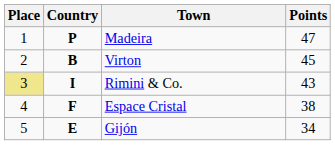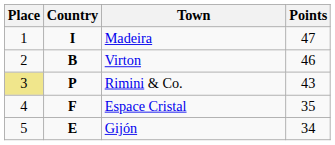(72, 38) P -> (72, 38) I
(308, 60) 45 -> (308, 60) 46
(72, 83) I -> (72, 83) P
(308, 106) 38 -> (308, 106) 35
